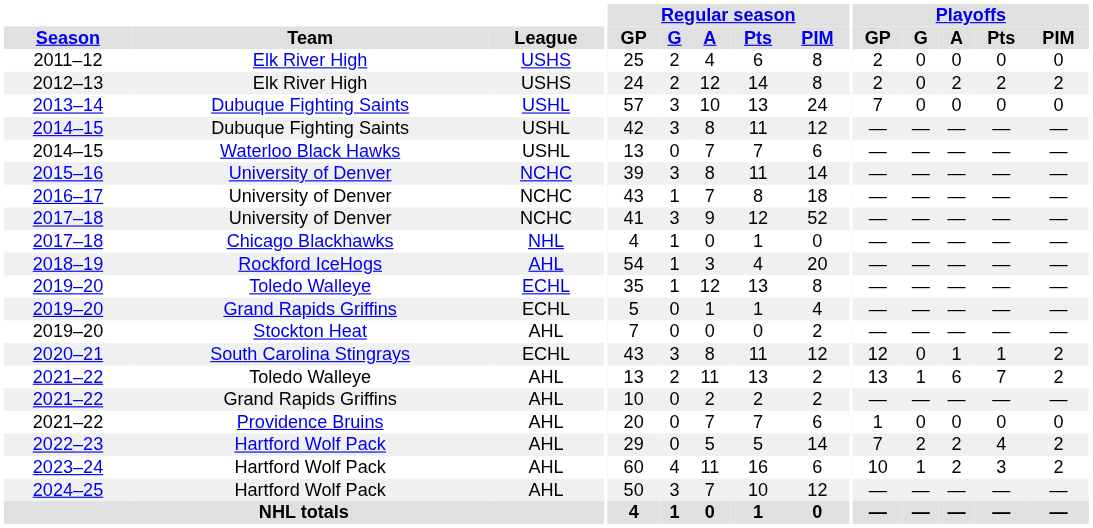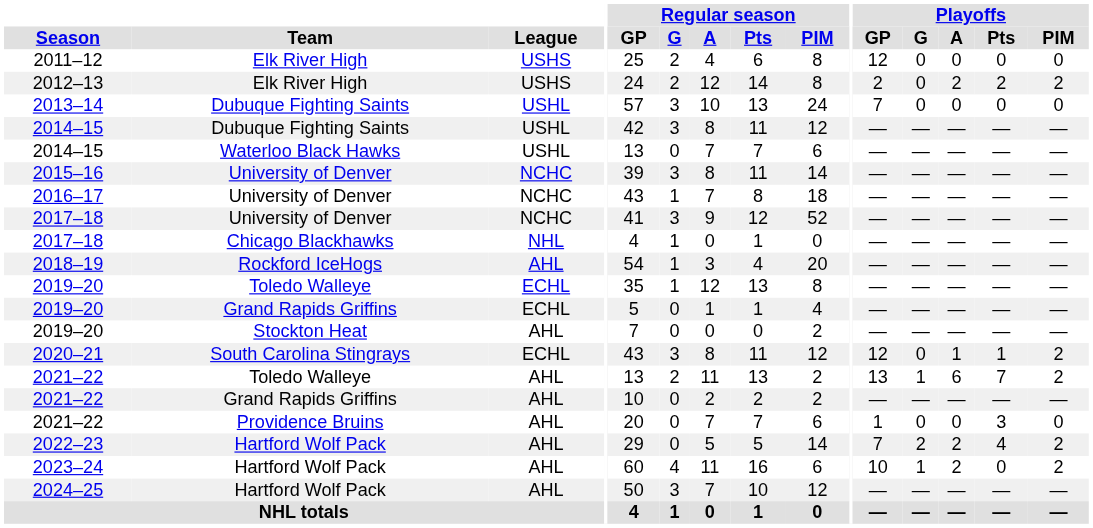(878, 60) 2 -> (878, 60) 12
(1001, 422) 0 -> (1001, 422) 3
(1001, 467) 3 -> (1001, 467) 0
